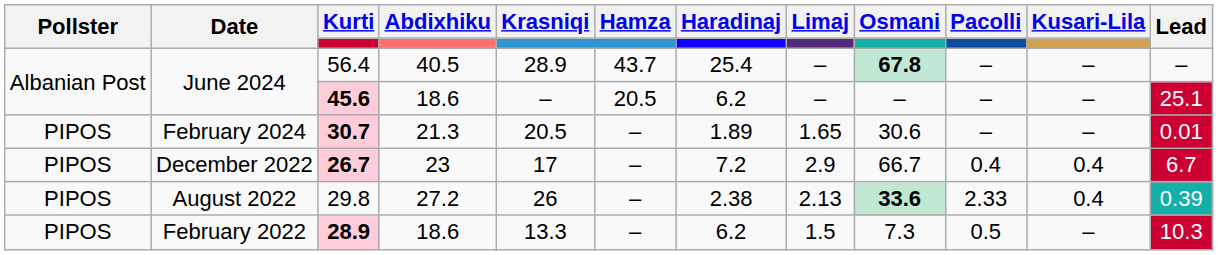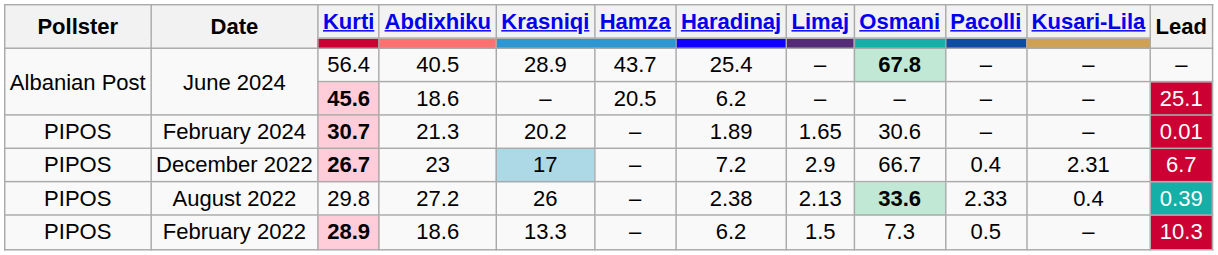(545, 131) 20.5 -> (545, 131) 20.2
(545, 165) no background -> (545, 165) lightblue background
(1088, 165) 0.4 -> (1088, 165) 2.31
